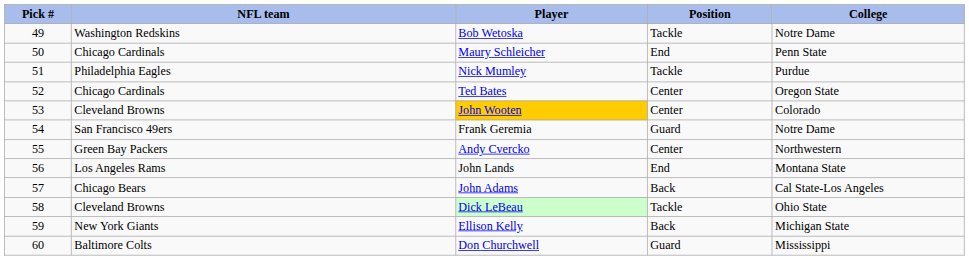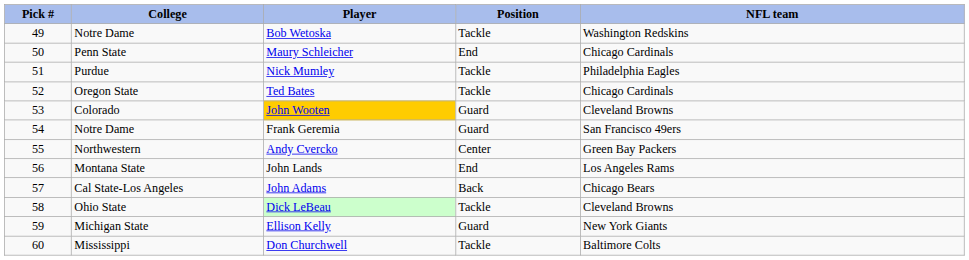columns swapped: (264, 14) <-> (868, 14)
(666, 91) Center -> (474, 91) Tackle
(666, 110) Center -> (474, 110) Guard
(663, 226) Back -> (474, 226) Guard
(665, 245) Guard -> (474, 245) Tackle
